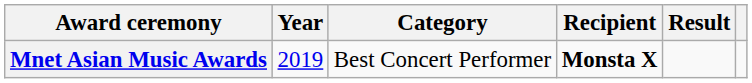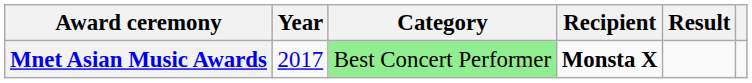(300, 58) 2019 -> (300, 58) 2017
(442, 58) no background -> (442, 58) lightgreen background
